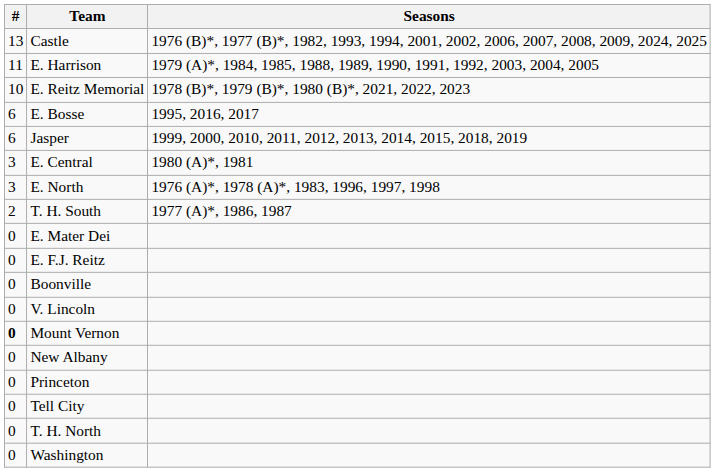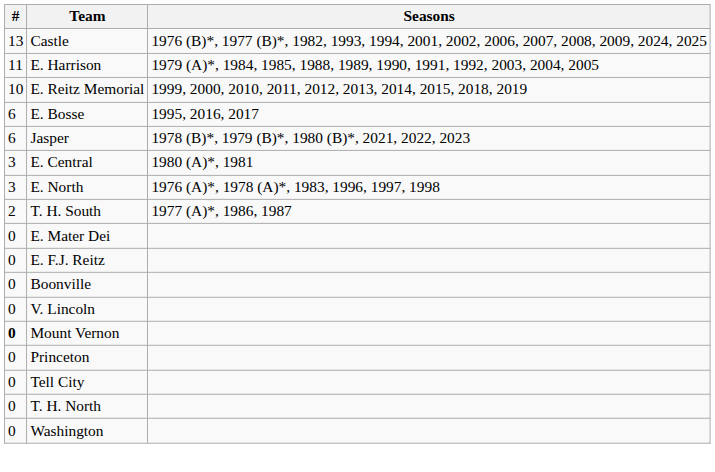(311, 89) 1978 (B)*, 1979 (B)*, 1980 (B)*, 2021, 2022, 2023 -> (339, 89) 1999, 2000, 2010, 2011, 2012, 2013, 2014, 2015, 2018, 2019
(339, 138) 1999, 2000, 2010, 2011, 2012, 2013, 2014, 2015, 2018, 2019 -> (311, 138) 1978 (B)*, 1979 (B)*, 1980 (B)*, 2021, 2022, 2023
- row: (69, 357)
